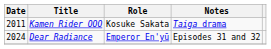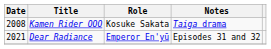(16, 24) 2011 -> (16, 24) 2008
(16, 37) 2024 -> (16, 37) 2021
